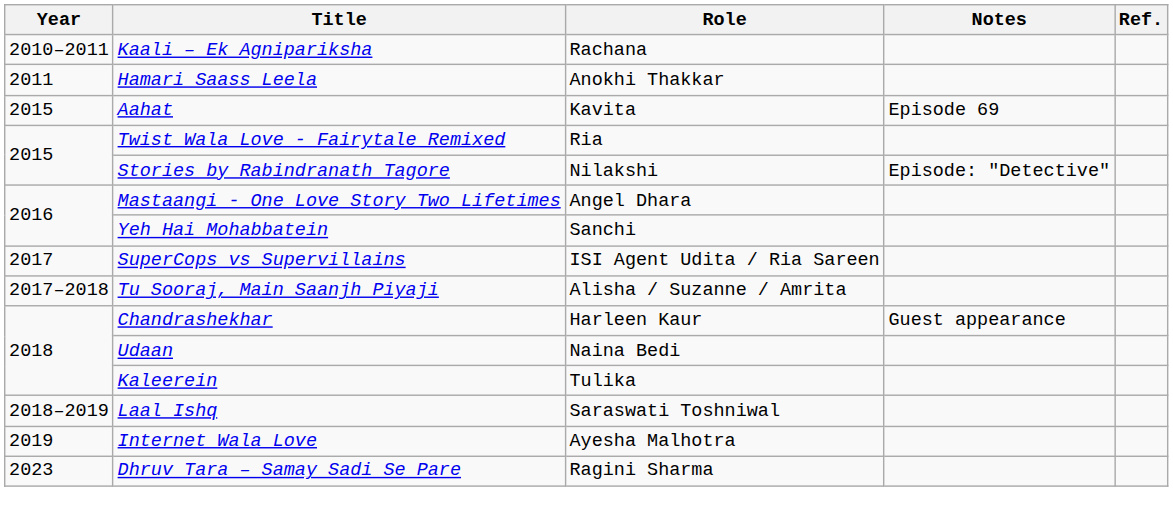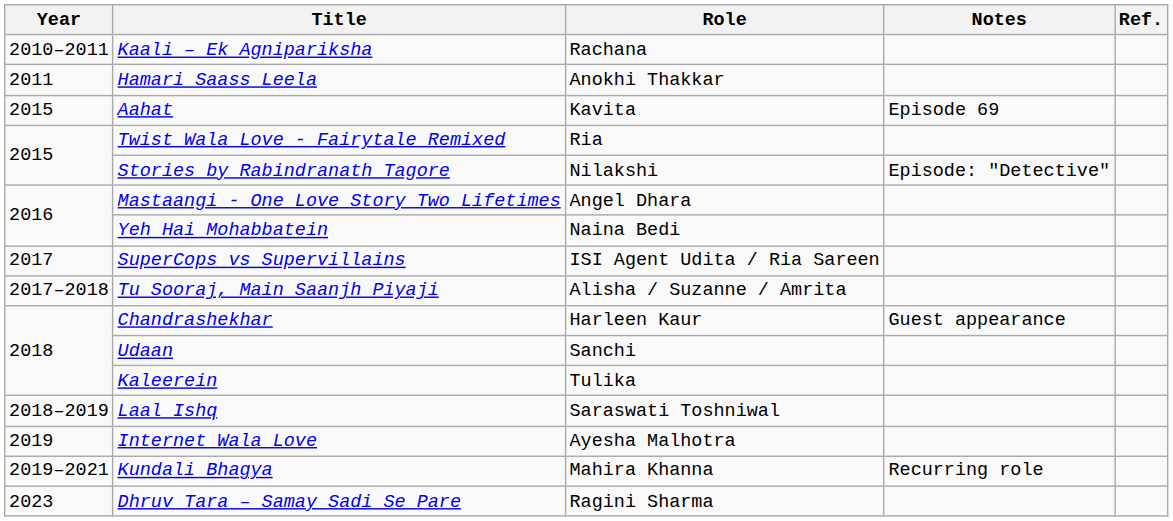(603, 230) Sanchi -> (625, 230) Naina Bedi
(625, 351) Naina Bedi -> (603, 351) Sanchi
+ row: (195, 471)
